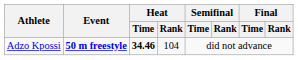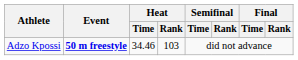(143, 46) bold -> (143, 46) normal
(171, 46) 104 -> (171, 46) 103
